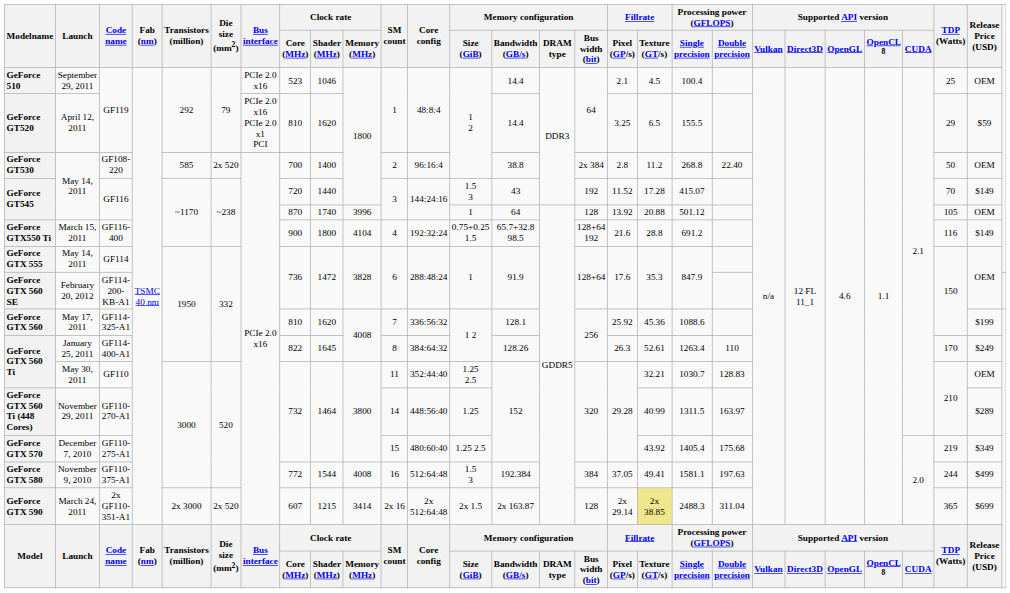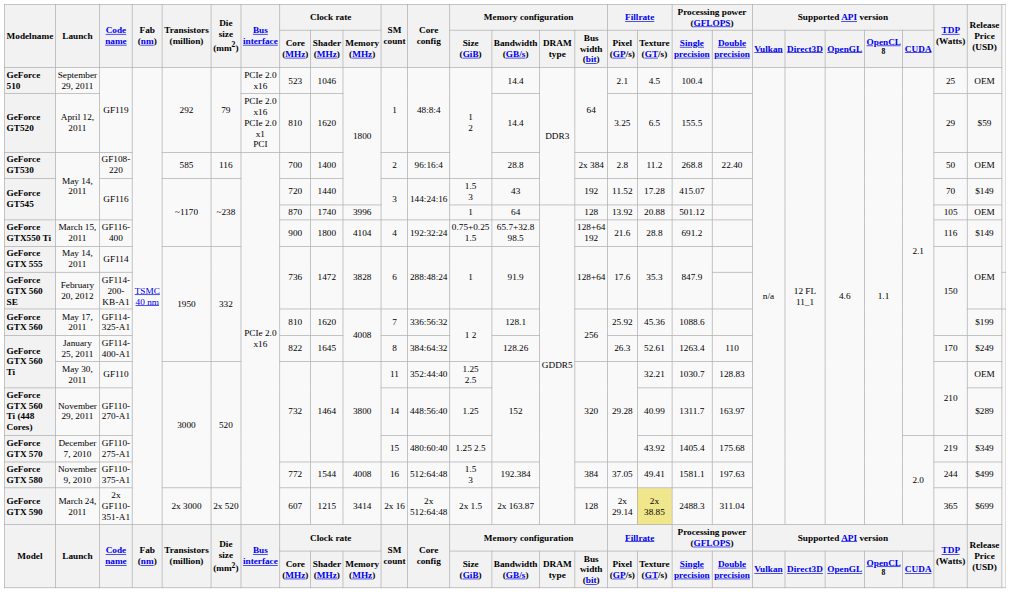(226, 165) 2x 520 -> (226, 165) 116
(516, 165) 38.8 -> (516, 165) 28.8
(692, 411) 1311.5 -> (692, 411) 1311.7
